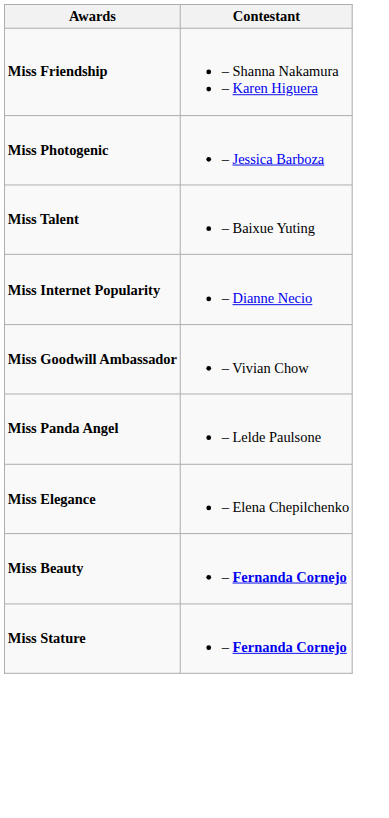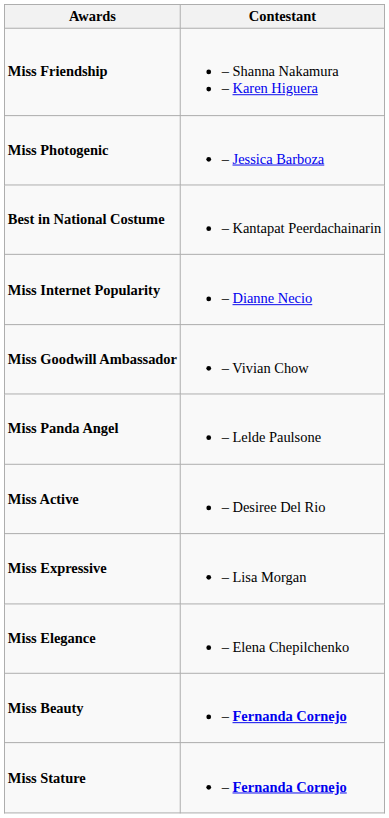+ row: (86, 220)
- row: (43, 220)
+ row: (43, 499)
+ row: (57, 568)
